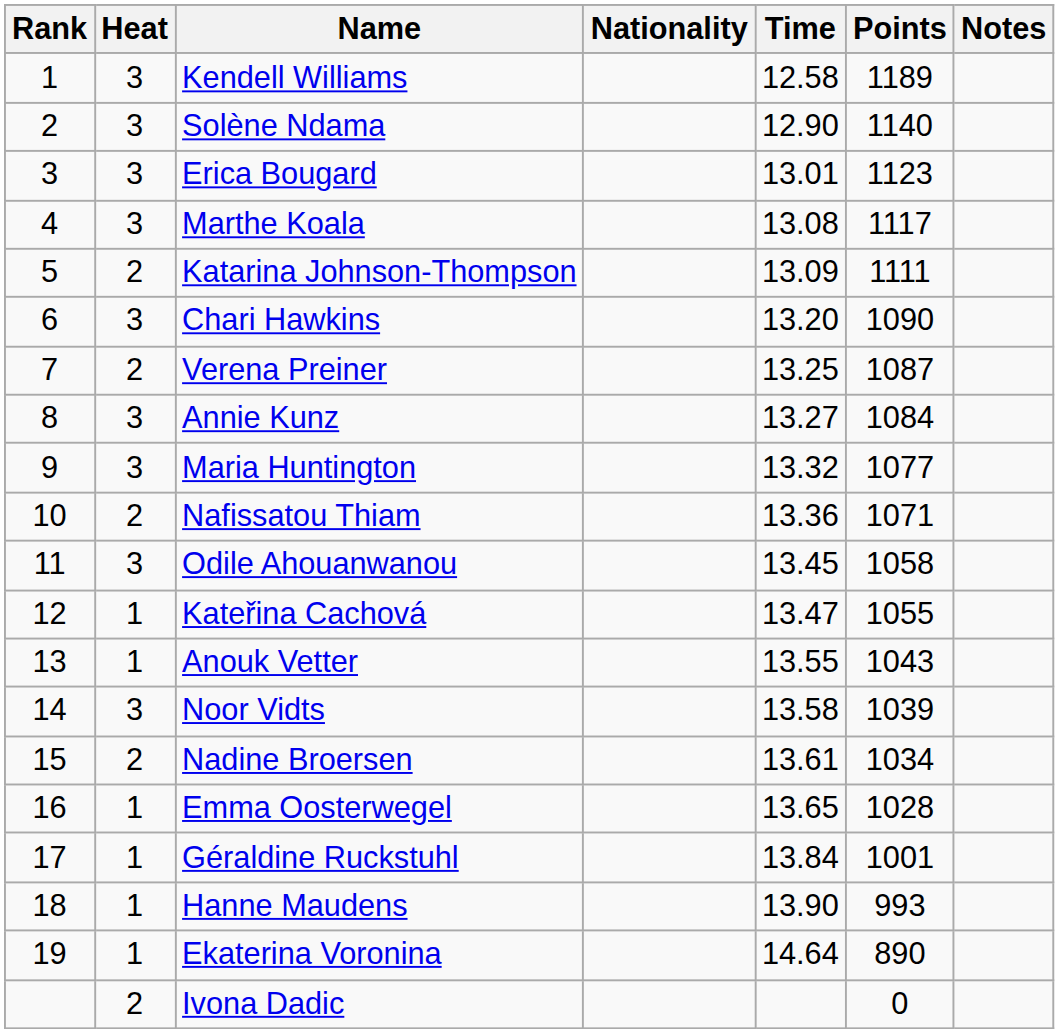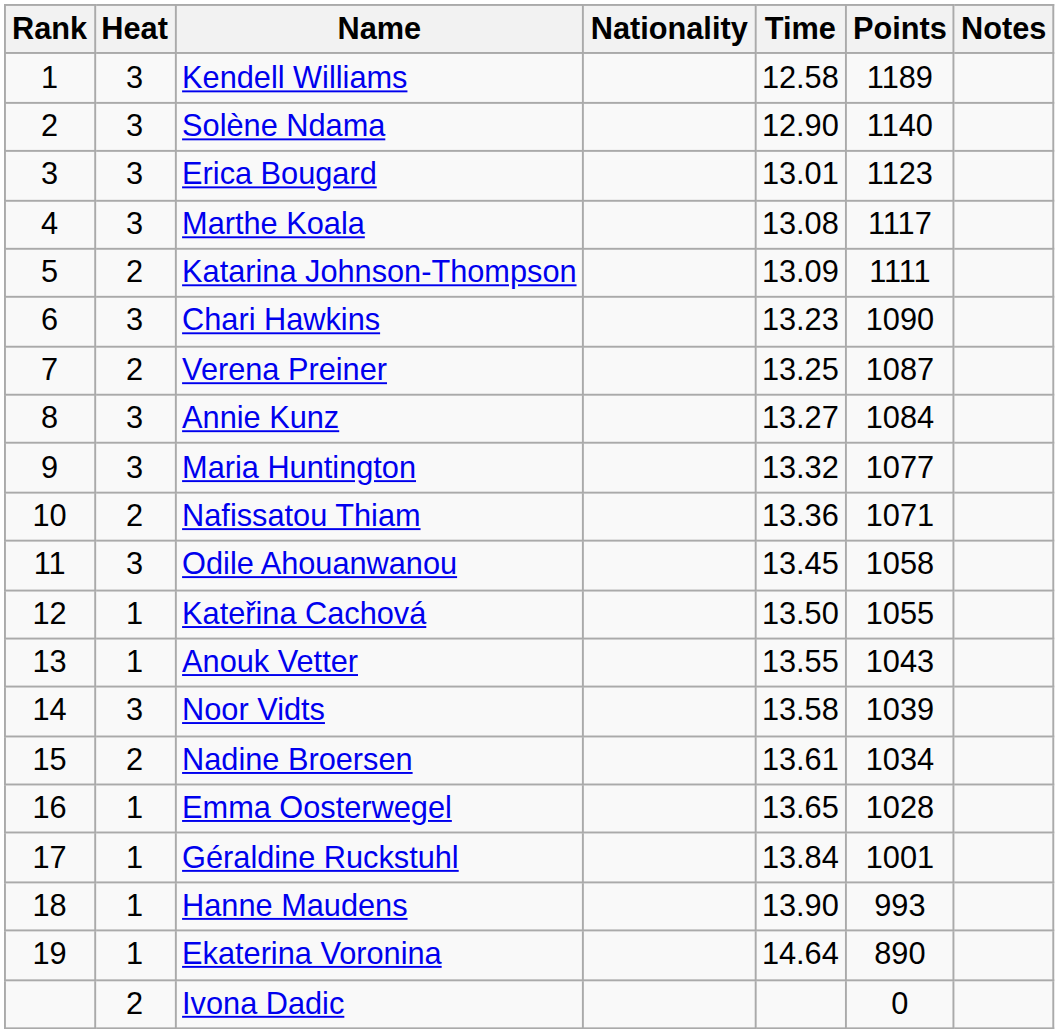(800, 321) 13.20 -> (800, 321) 13.23
(800, 613) 13.47 -> (800, 613) 13.50
